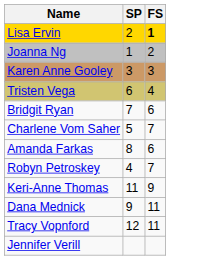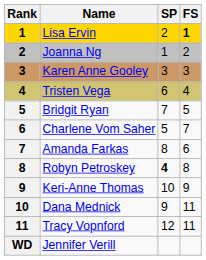+ column: (22, 14)
(151, 110) 6 -> (186, 110) 5
(129, 168) normal -> (164, 168) bold
(151, 168) 7 -> (186, 168) 8
(132, 187) 11 -> (168, 187) 10
